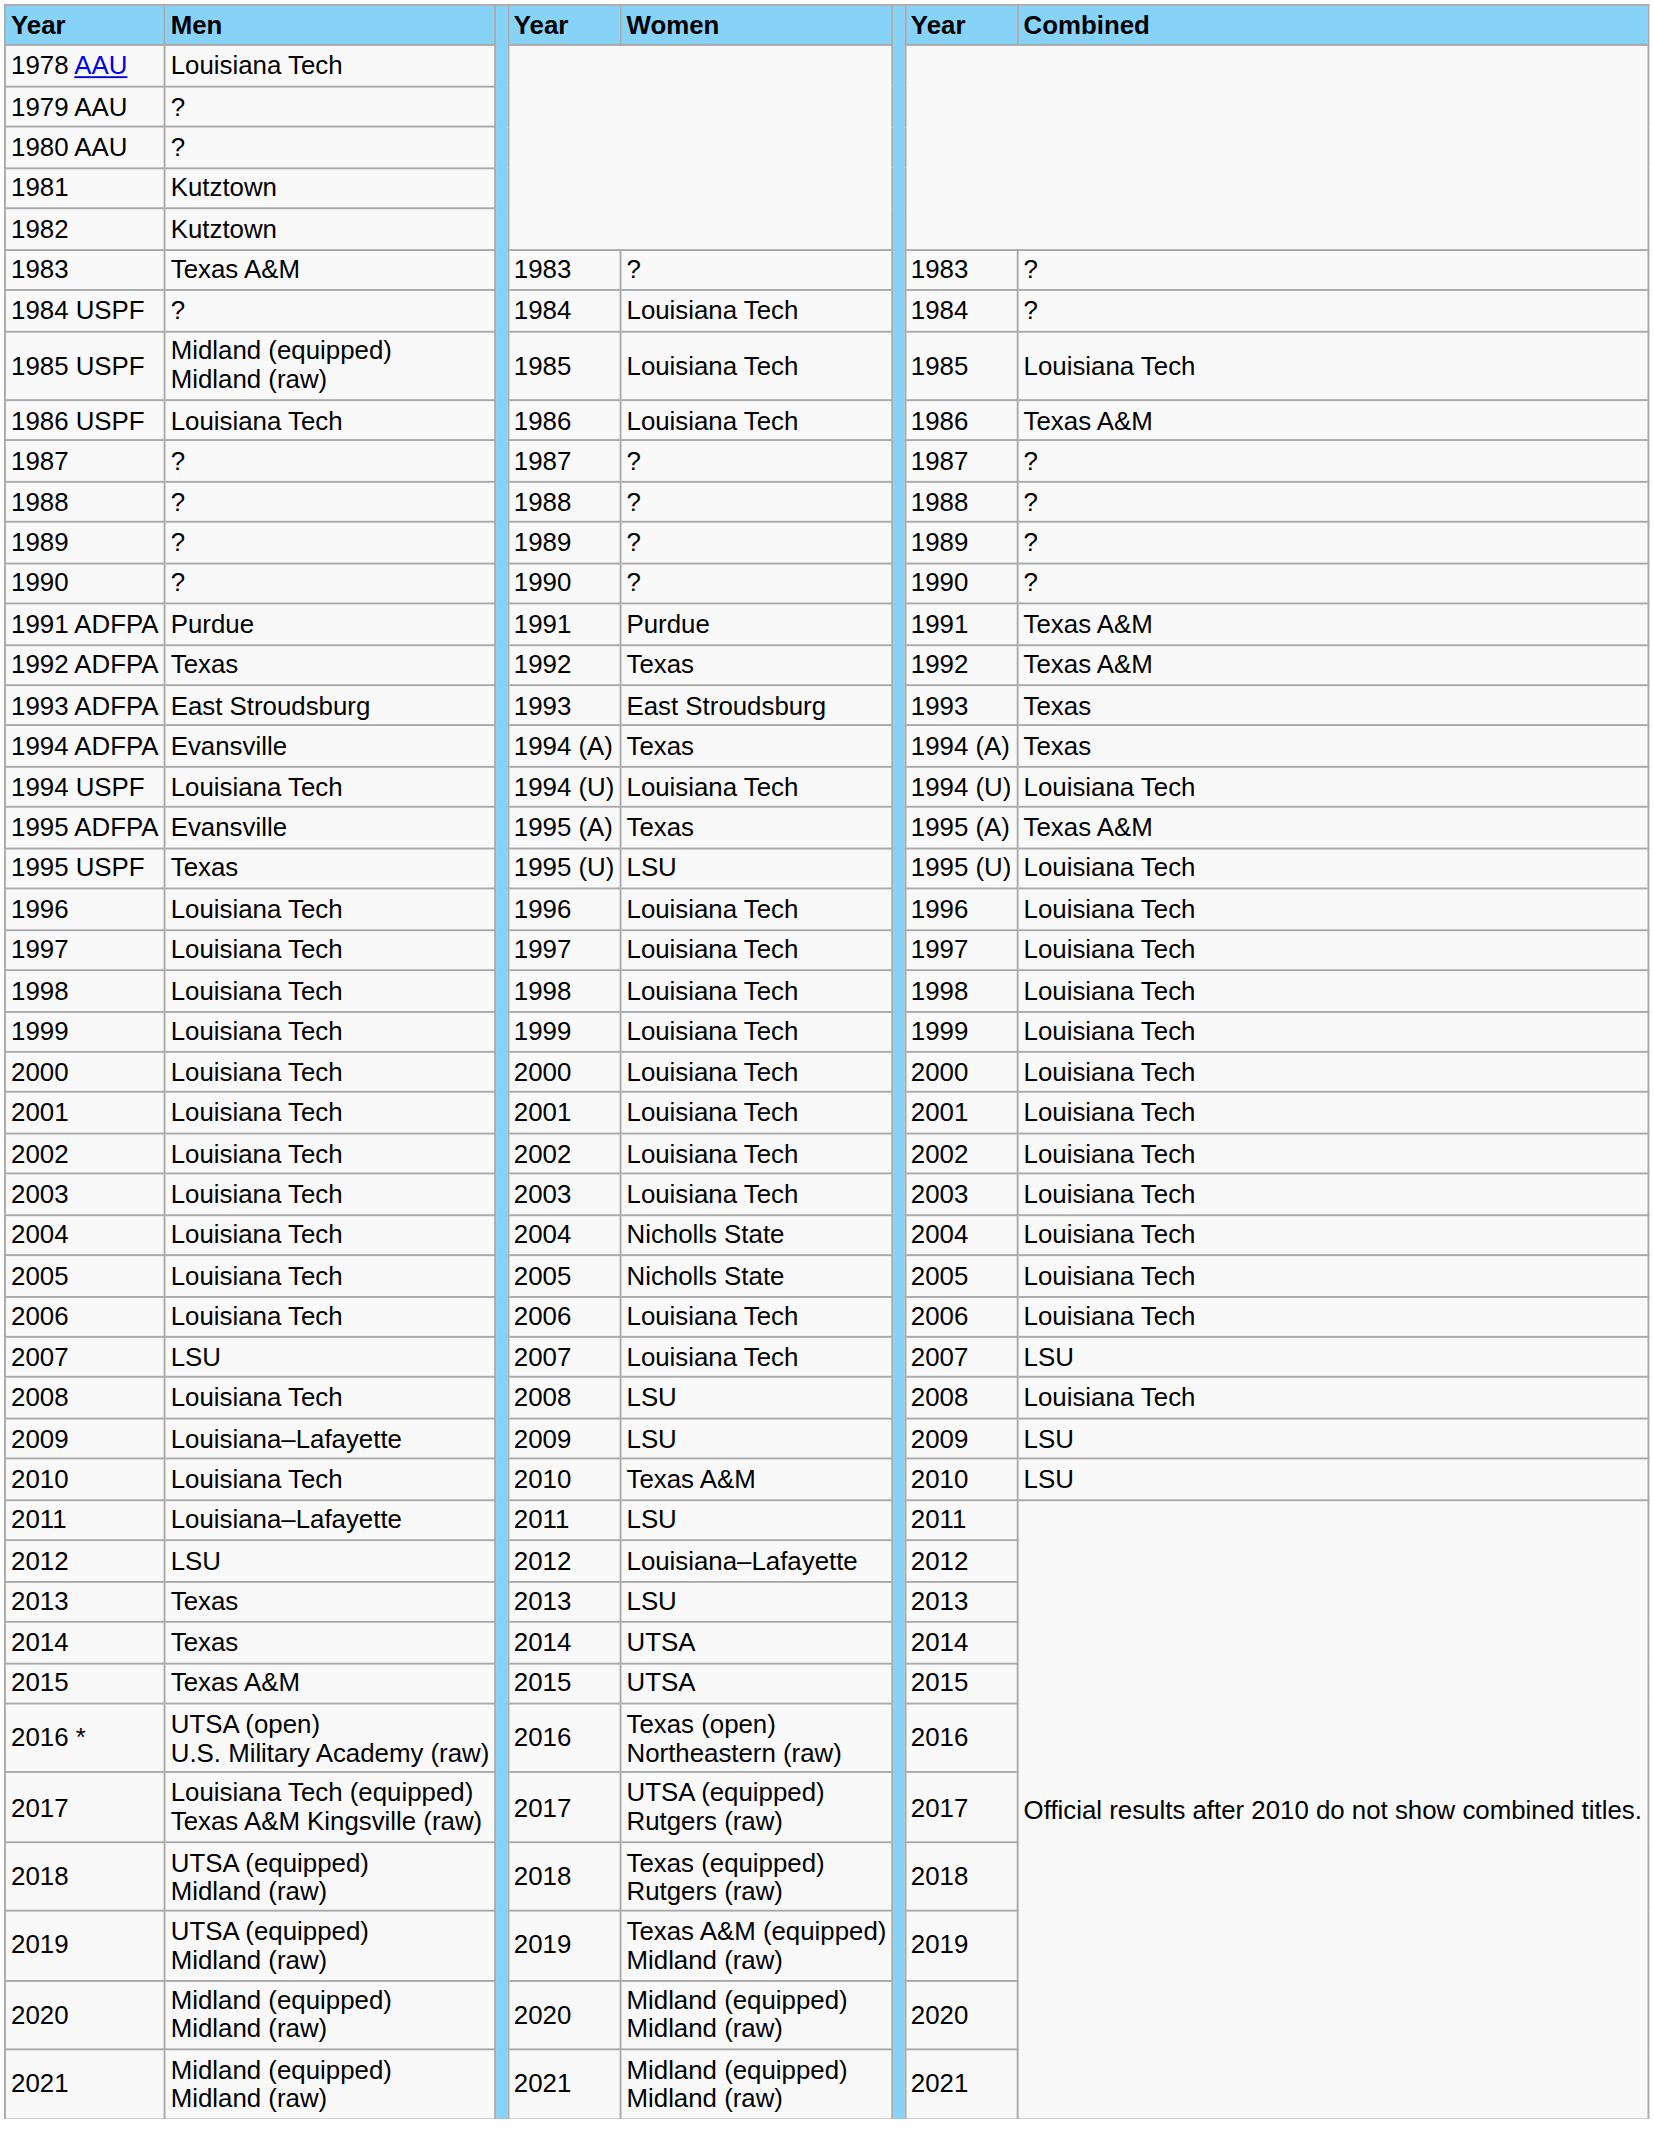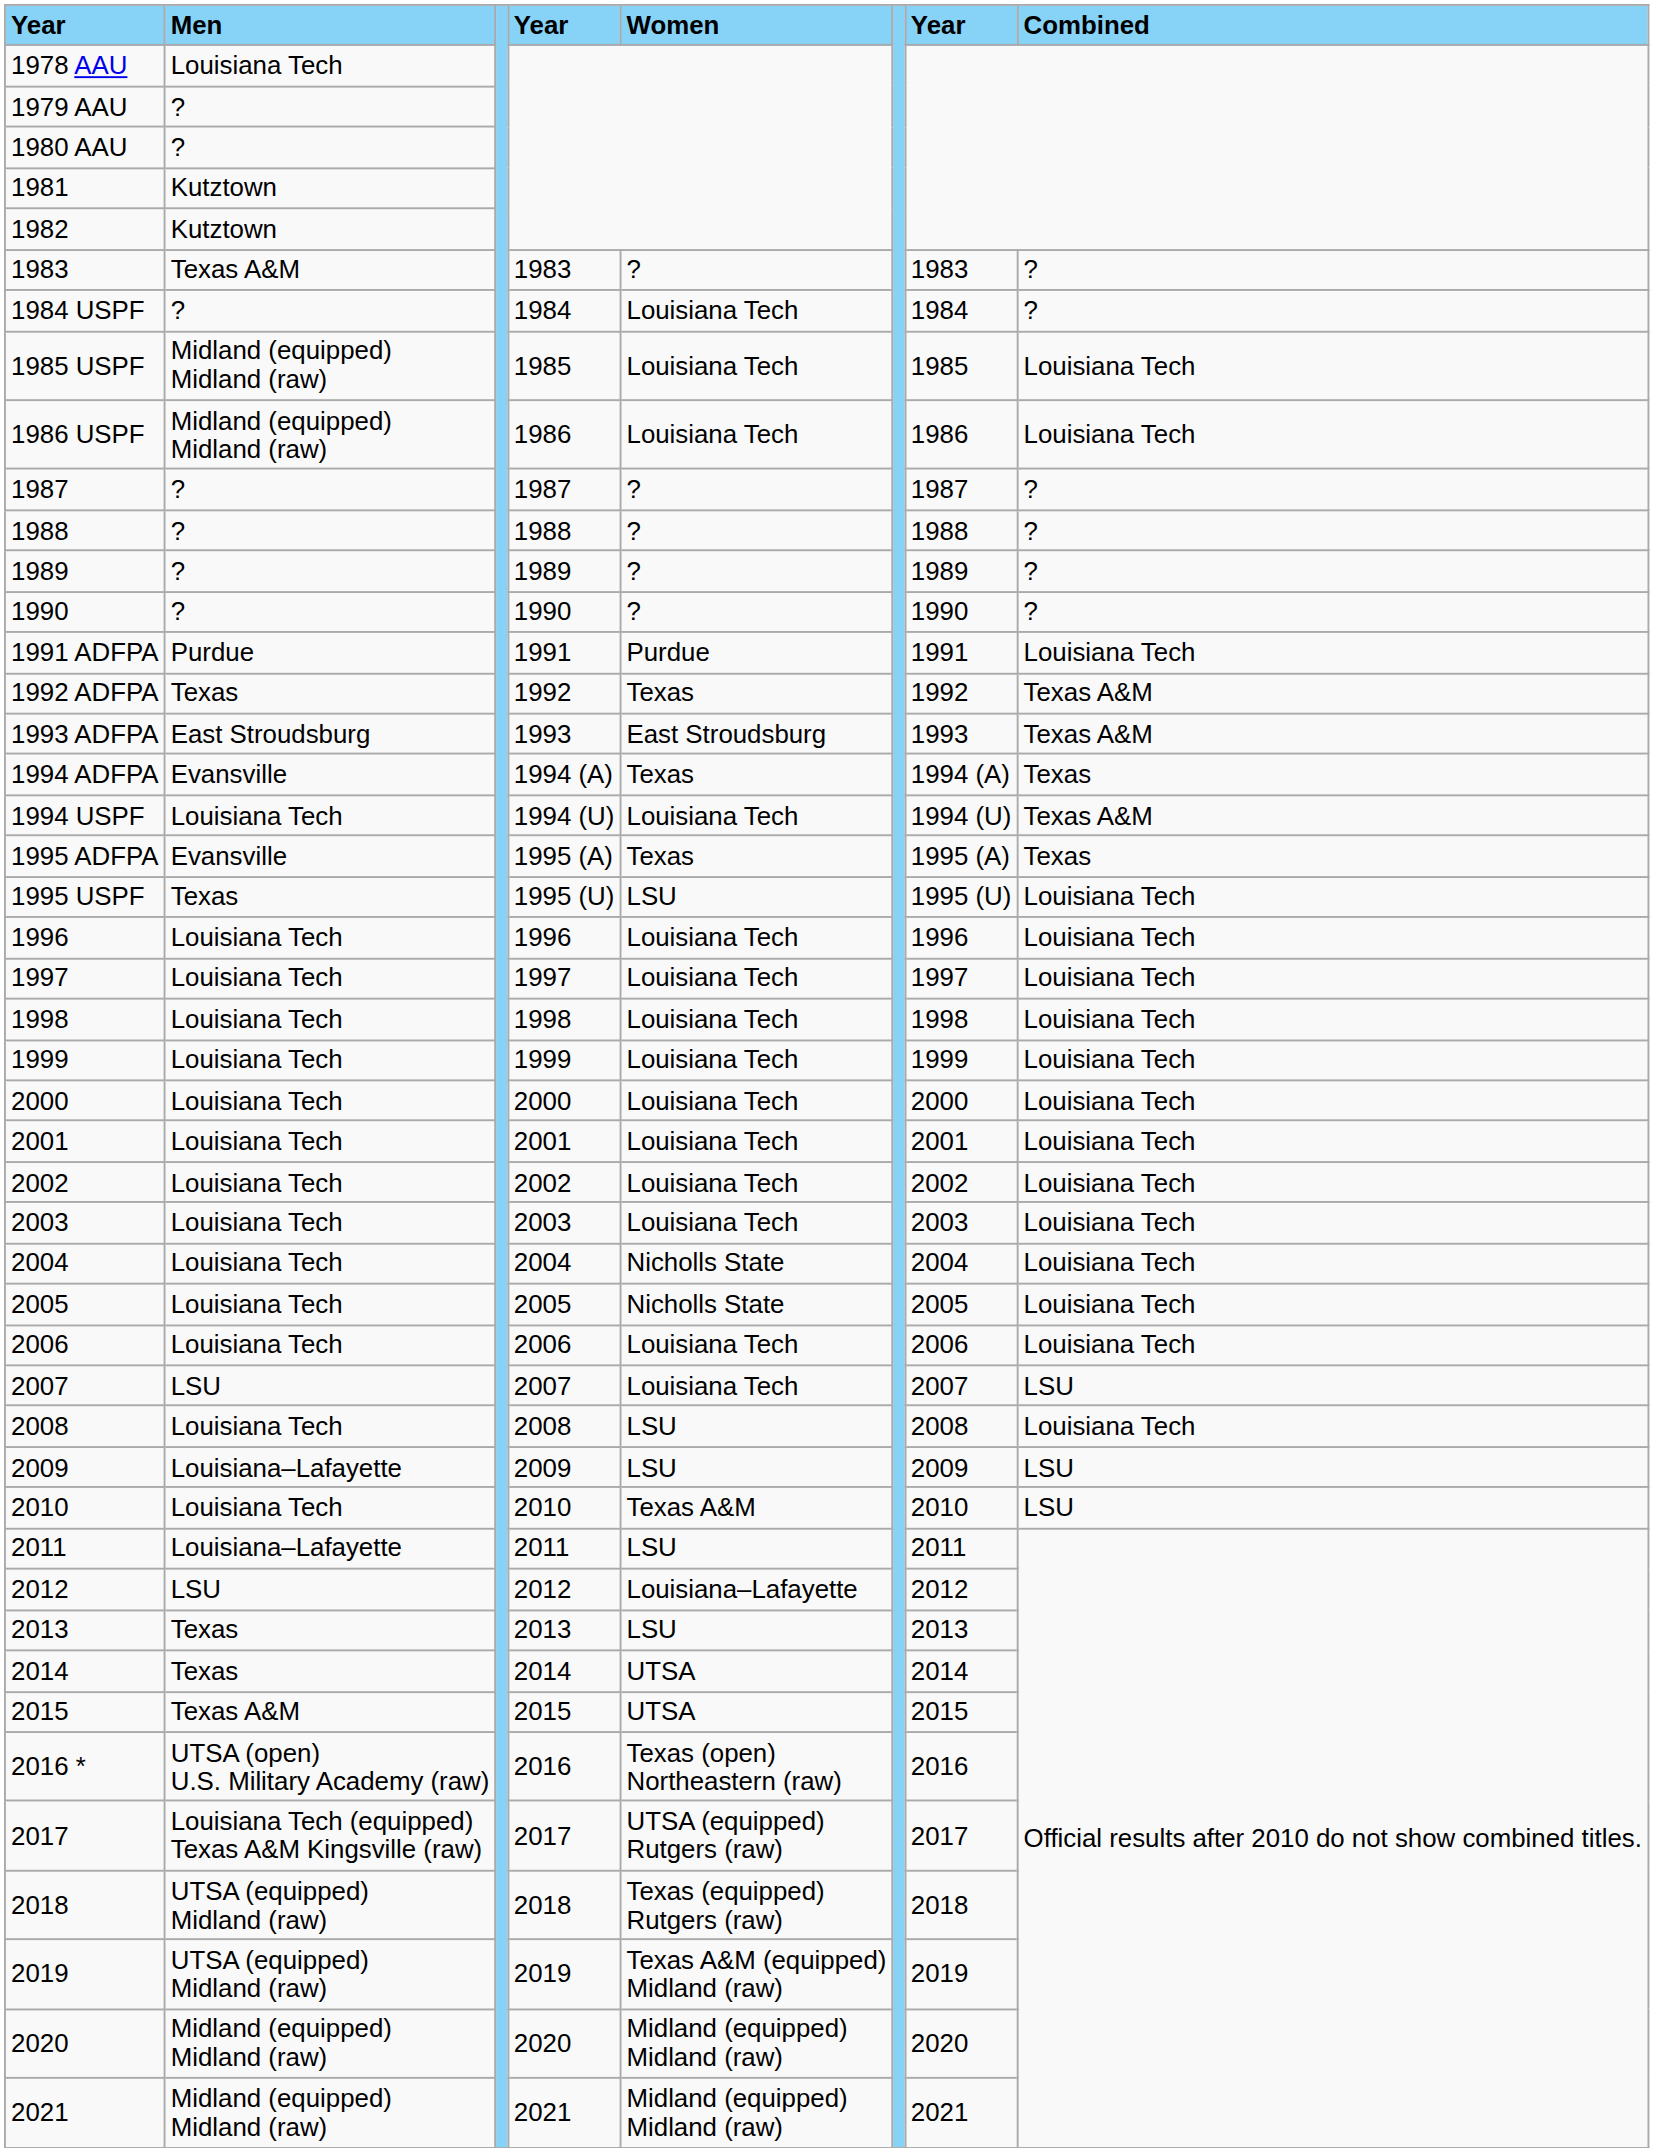(257, 420) Louisiana Tech -> (281, 434) Midland (equipped) Midland (raw)
(1088, 420) Texas A&M -> (1110, 434) Louisiana Tech
(1088, 624) Texas A&M -> (1110, 652) Louisiana Tech
(1057, 705) Texas -> (1088, 734) Texas A&M
(1110, 787) Louisiana Tech -> (1088, 815) Texas A&M
(1088, 827) Texas A&M -> (1057, 856) Texas
